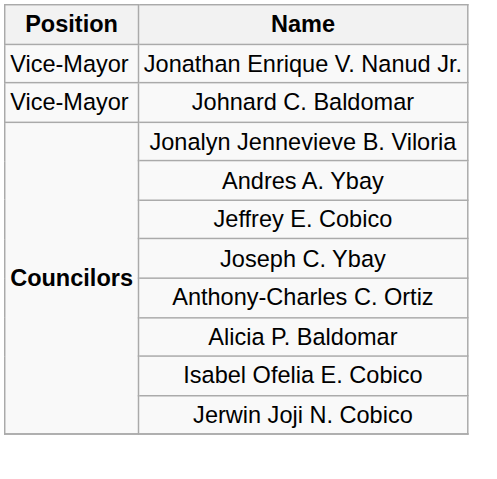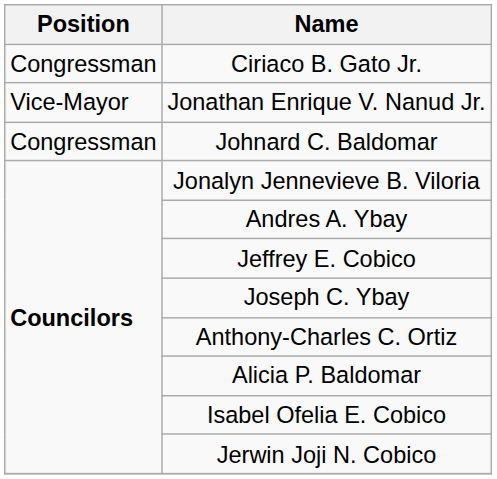+ row: (327, 63)
(69, 102) Vice-Mayor -> (83, 141) Congressman
